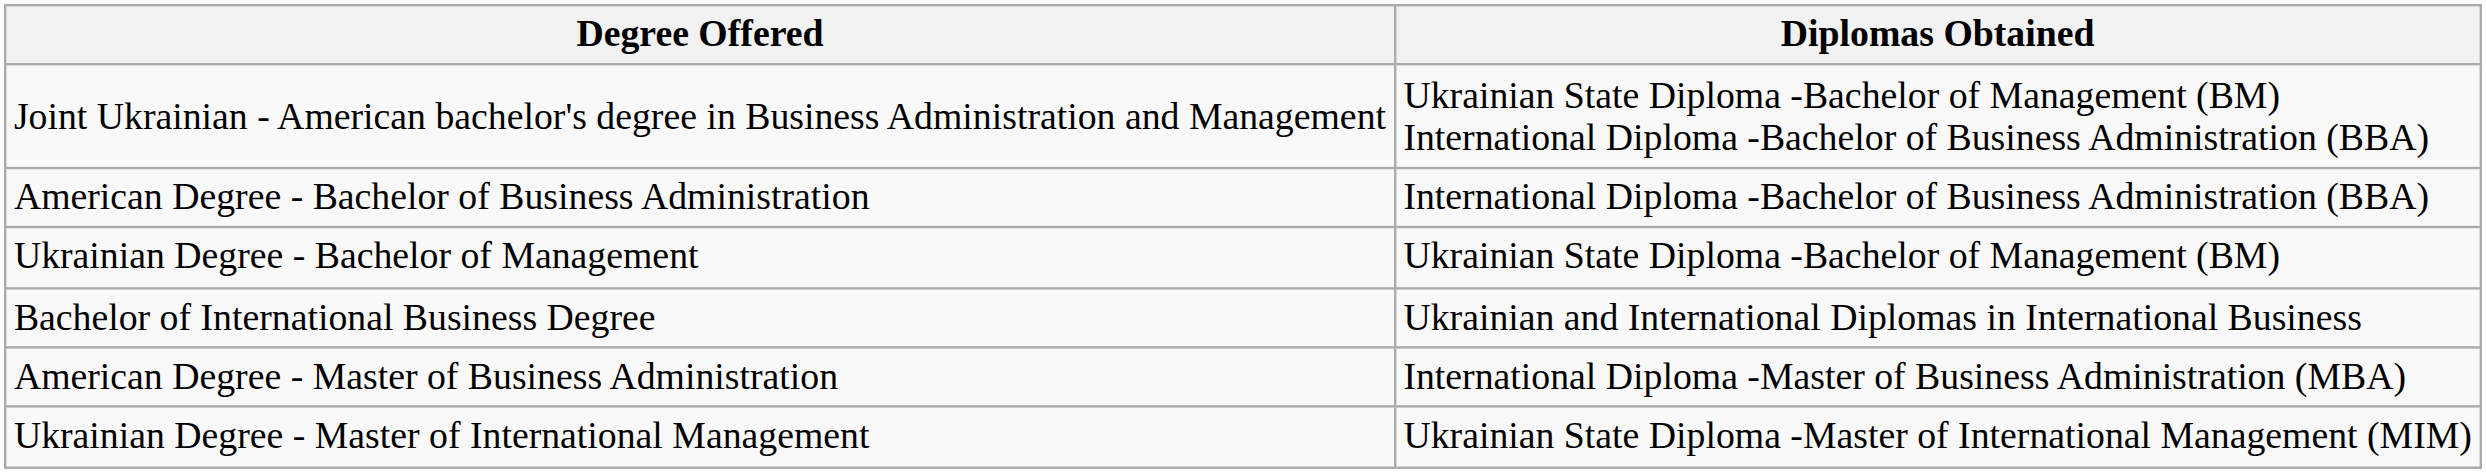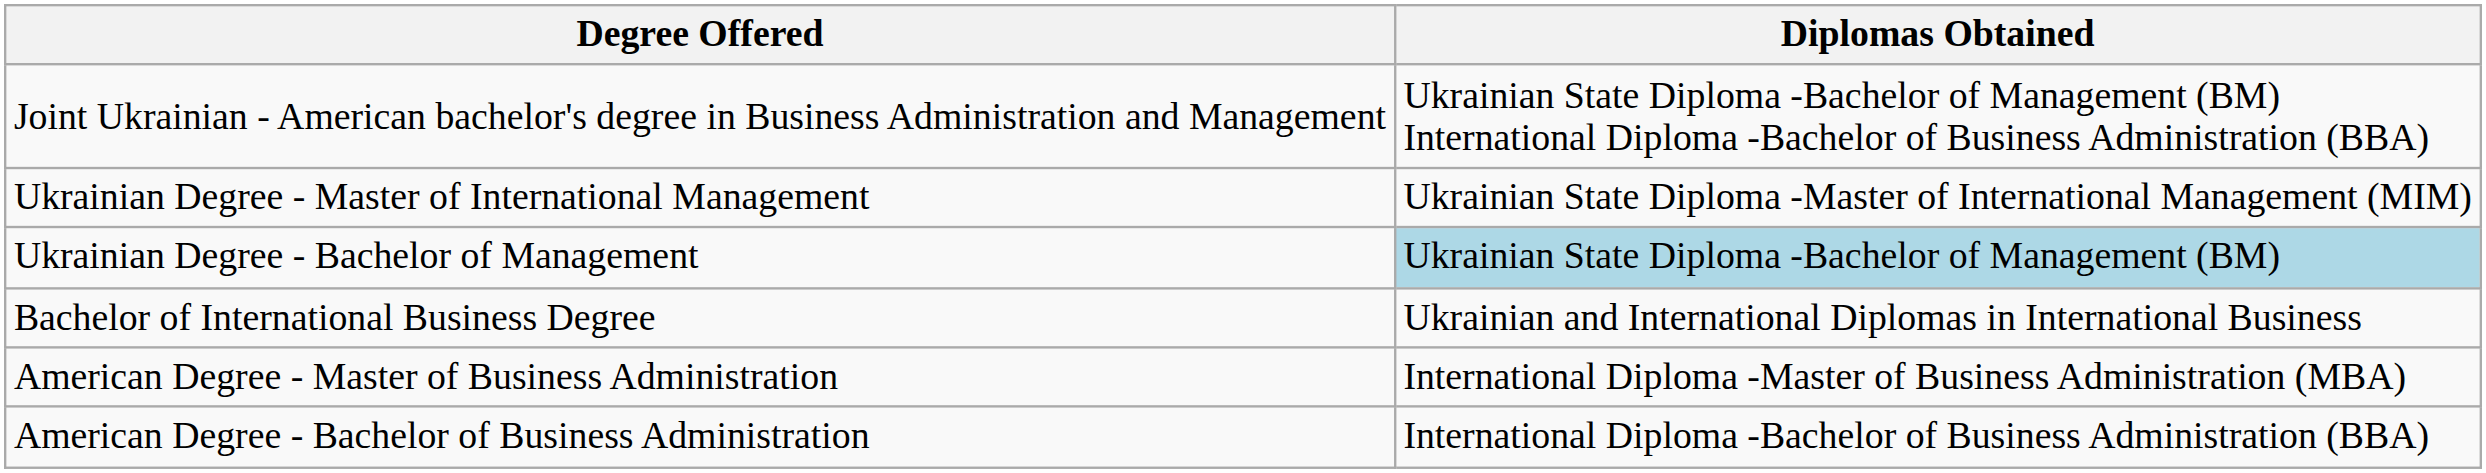rows swapped: (442, 196) <-> (442, 436)
(1842, 256) no background -> (1842, 256) lightblue background
